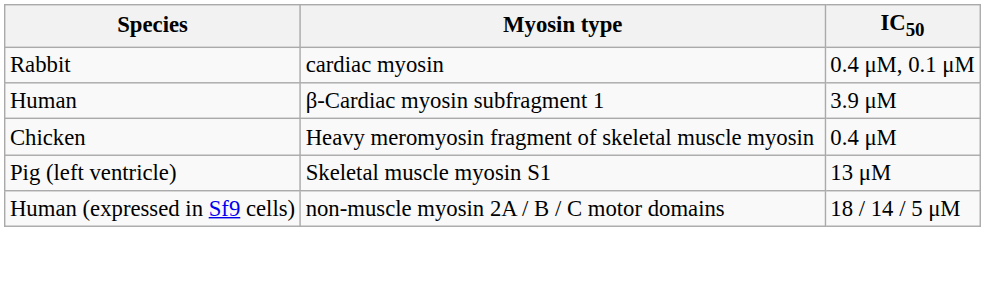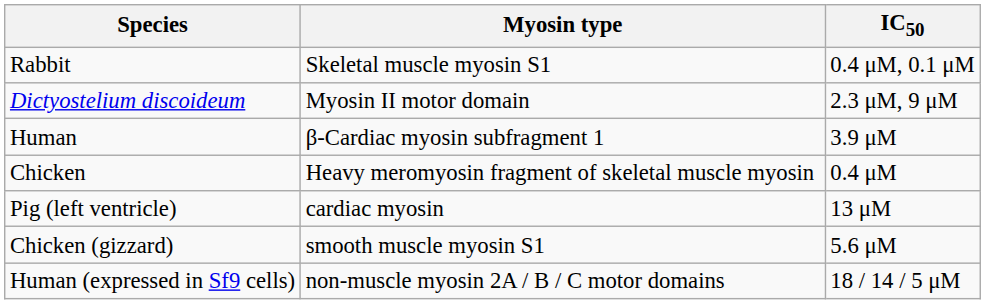(375, 64) cardiac myosin -> (428, 64) Skeletal muscle myosin S1
+ row: (128, 100)
(428, 172) Skeletal muscle myosin S1 -> (375, 208) cardiac myosin
+ row: (92, 244)
